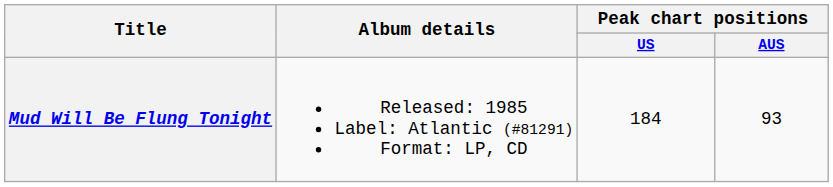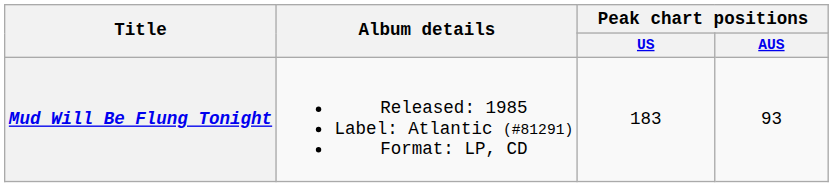(646, 119) 184 -> (646, 119) 183
